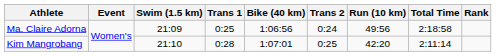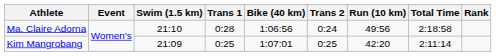(169, 28) 21:09 -> (169, 28) 21:10
(225, 28) 0:25 -> (225, 28) 0:28
(169, 44) 21:10 -> (169, 44) 21:09
(225, 44) 0:28 -> (225, 44) 0:25
